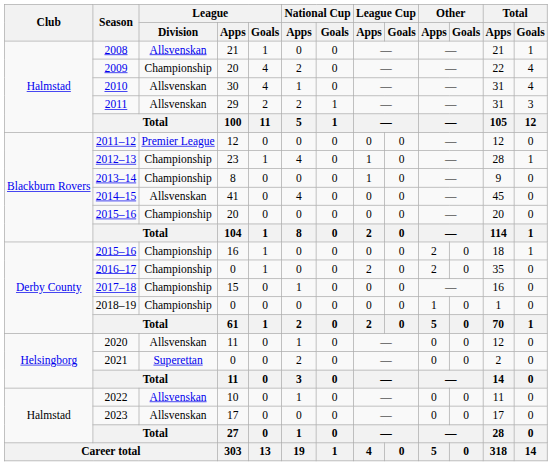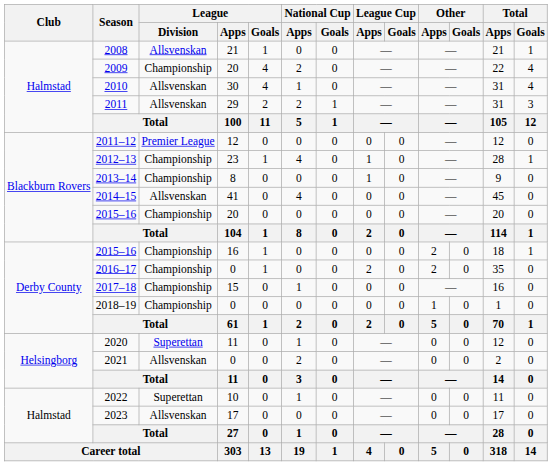(178, 342) Allsvenskan -> (178, 342) Superettan
(178, 360) Superettan -> (178, 360) Allsvenskan
(178, 397) Allsvenskan -> (178, 397) Superettan
